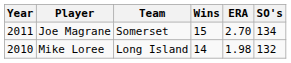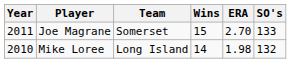(266, 31) 134 -> (266, 31) 133
